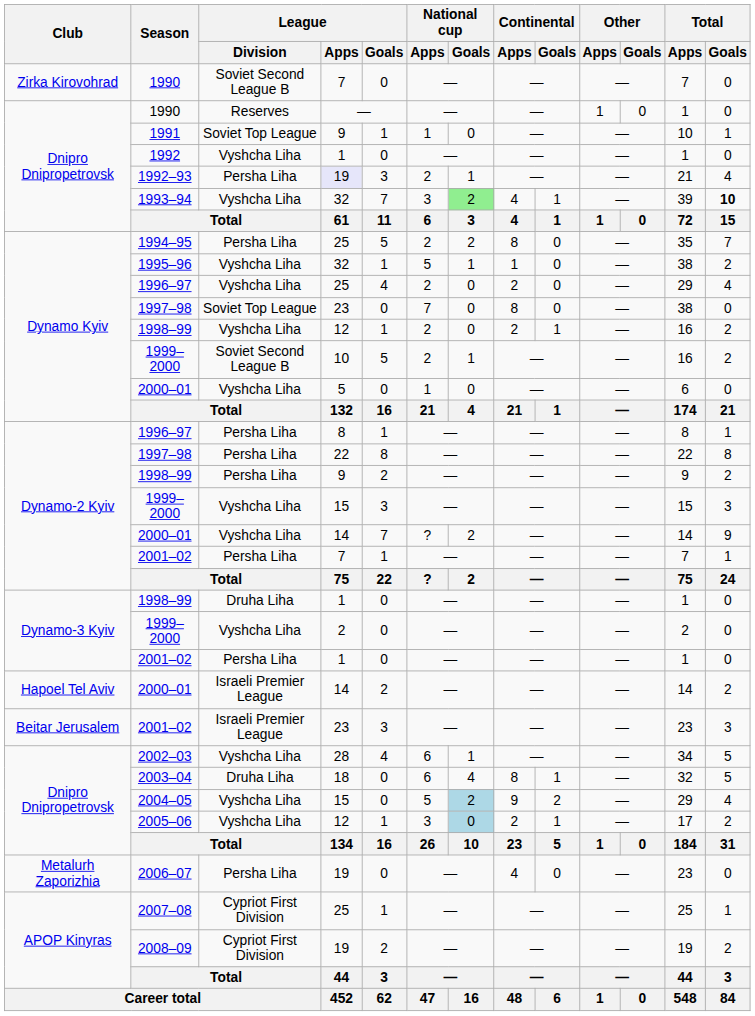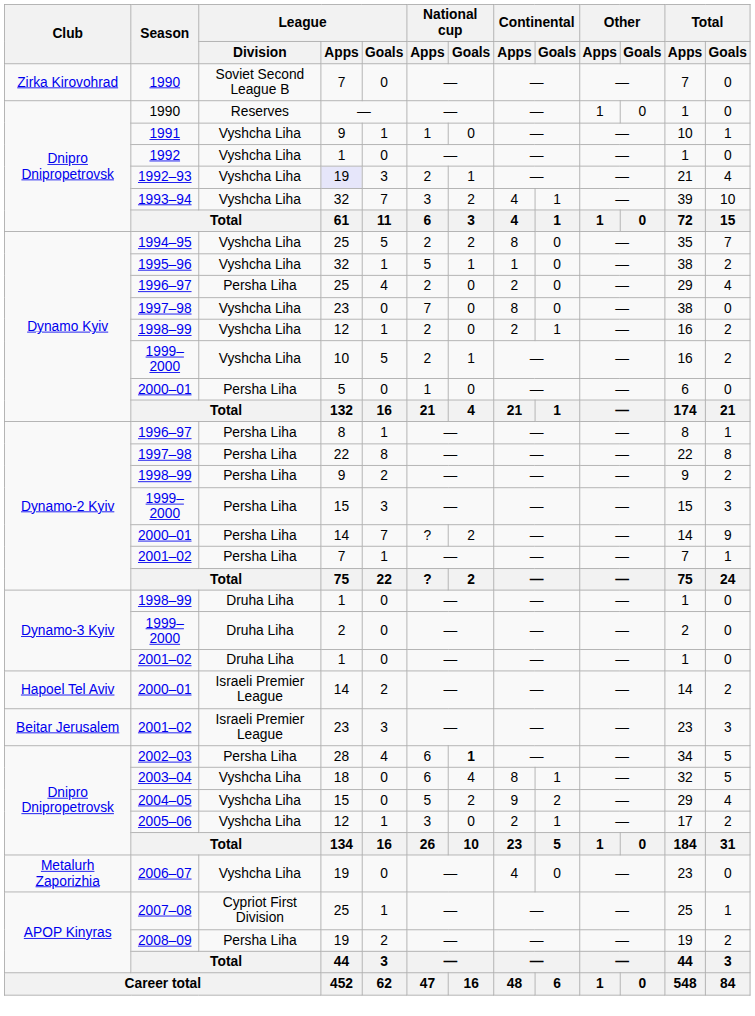(260, 133) Soviet Top League -> (260, 133) Vyshcha Liha
(260, 177) Persha Liha -> (260, 177) Vyshcha Liha
(471, 199) lightgreen background -> (471, 199) no background
(728, 199) bold -> (728, 199) normal
(260, 242) Persha Liha -> (260, 242) Vyshcha Liha
(260, 286) Vyshcha Liha -> (260, 286) Persha Liha
(260, 308) Soviet Top League -> (260, 308) Vyshcha Liha
(260, 359) Soviet Second League B -> (260, 359) Vyshcha Liha
(260, 389) Vyshcha Liha -> (260, 389) Persha Liha
(260, 506) Vyshcha Liha -> (260, 506) Persha Liha
(260, 535) Vyshcha Liha -> (260, 535) Persha Liha
(260, 630) Vyshcha Liha -> (260, 630) Druha Liha
(260, 660) Persha Liha -> (260, 660) Druha Liha
(260, 756) Vyshcha Liha -> (260, 756) Persha Liha
(471, 756) normal -> (471, 756) bold
(260, 778) Druha Liha -> (260, 778) Vyshcha Liha
(471, 800) lightblue background -> (471, 800) no background
(471, 822) lightblue background -> (471, 822) no background
(260, 873) Persha Liha -> (260, 873) Vyshcha Liha
(260, 948) Cypriot First Division -> (260, 940) Persha Liha
